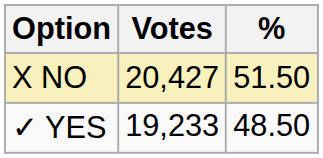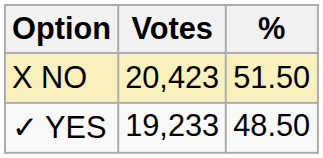(172, 77) 20,427 -> (172, 77) 20,423
